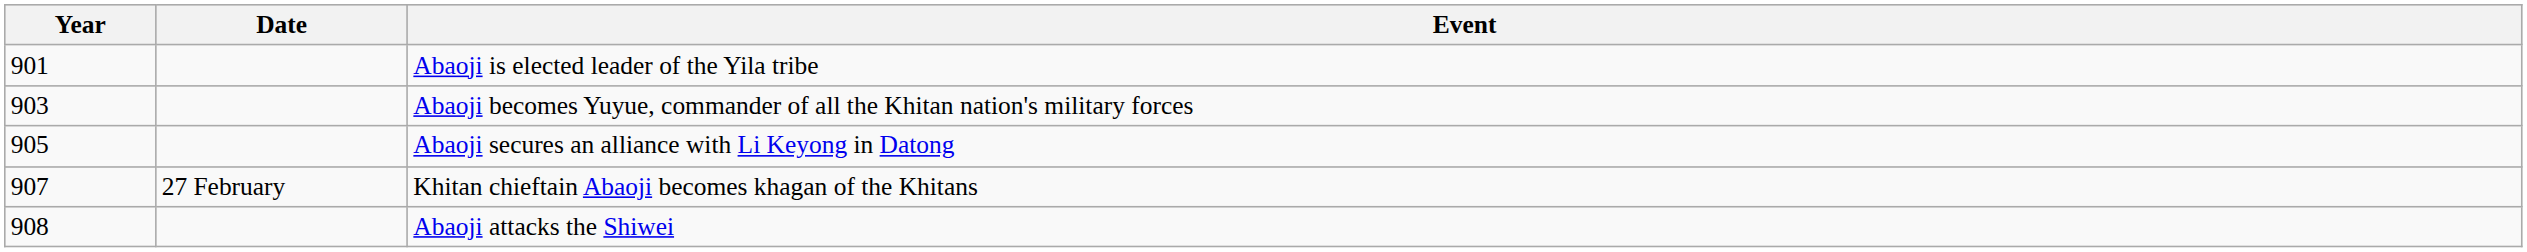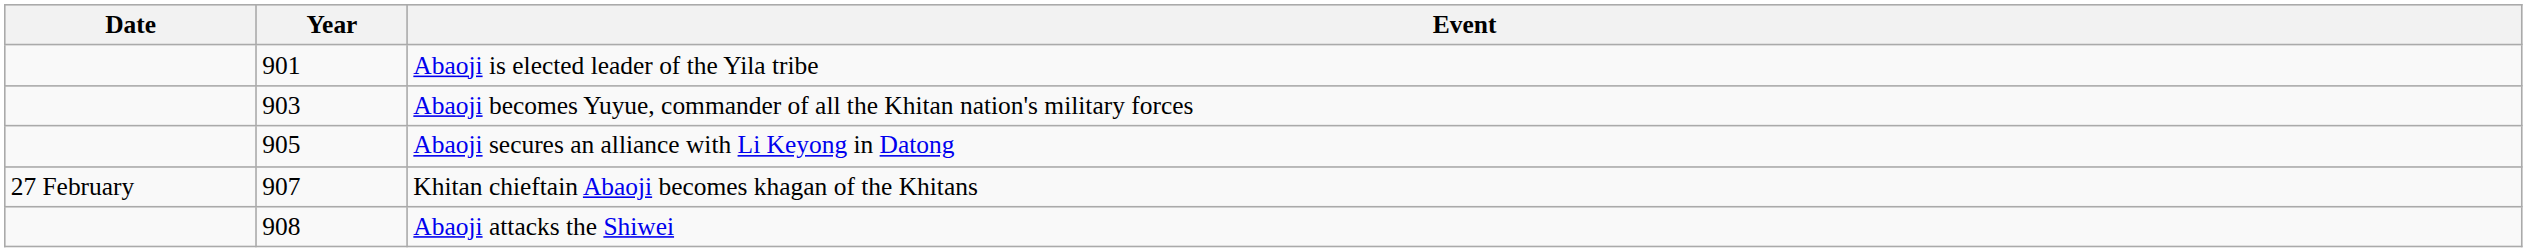columns swapped: (80, 24) <-> (282, 24)
